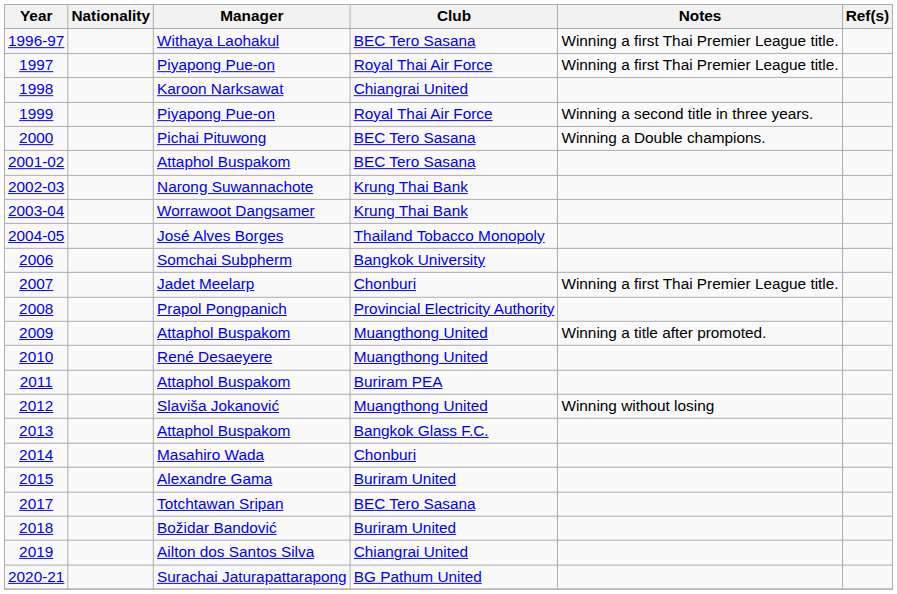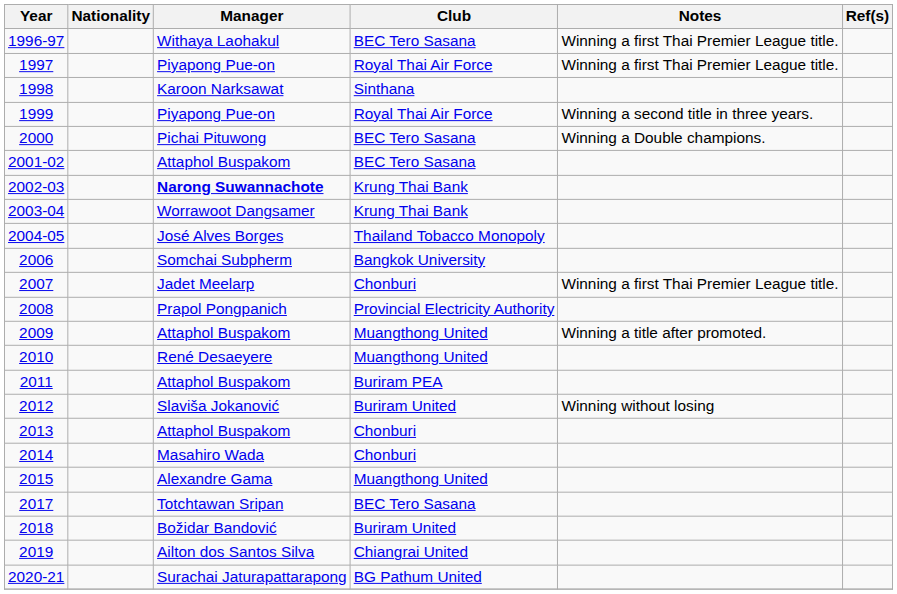(411, 89) Chiangrai United -> (384, 89) Sinthana
(235, 187) normal -> (240, 187) bold
(421, 406) Muangthong United -> (405, 406) Buriram United
(421, 430) Bangkok Glass F.C. -> (385, 430) Chonburi
(405, 479) Buriram United -> (421, 479) Muangthong United
